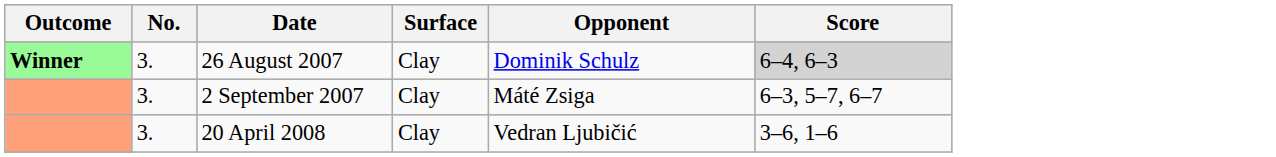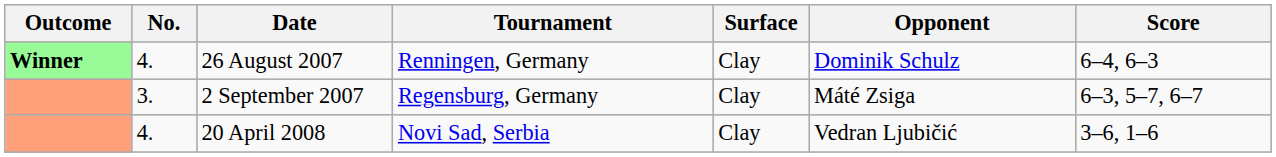+ column: (553, 23)
(145, 60) 3. -> (145, 60) 4.
(799, 60) lightgrey background -> (1119, 60) no background
(145, 133) 3. -> (145, 133) 4.
